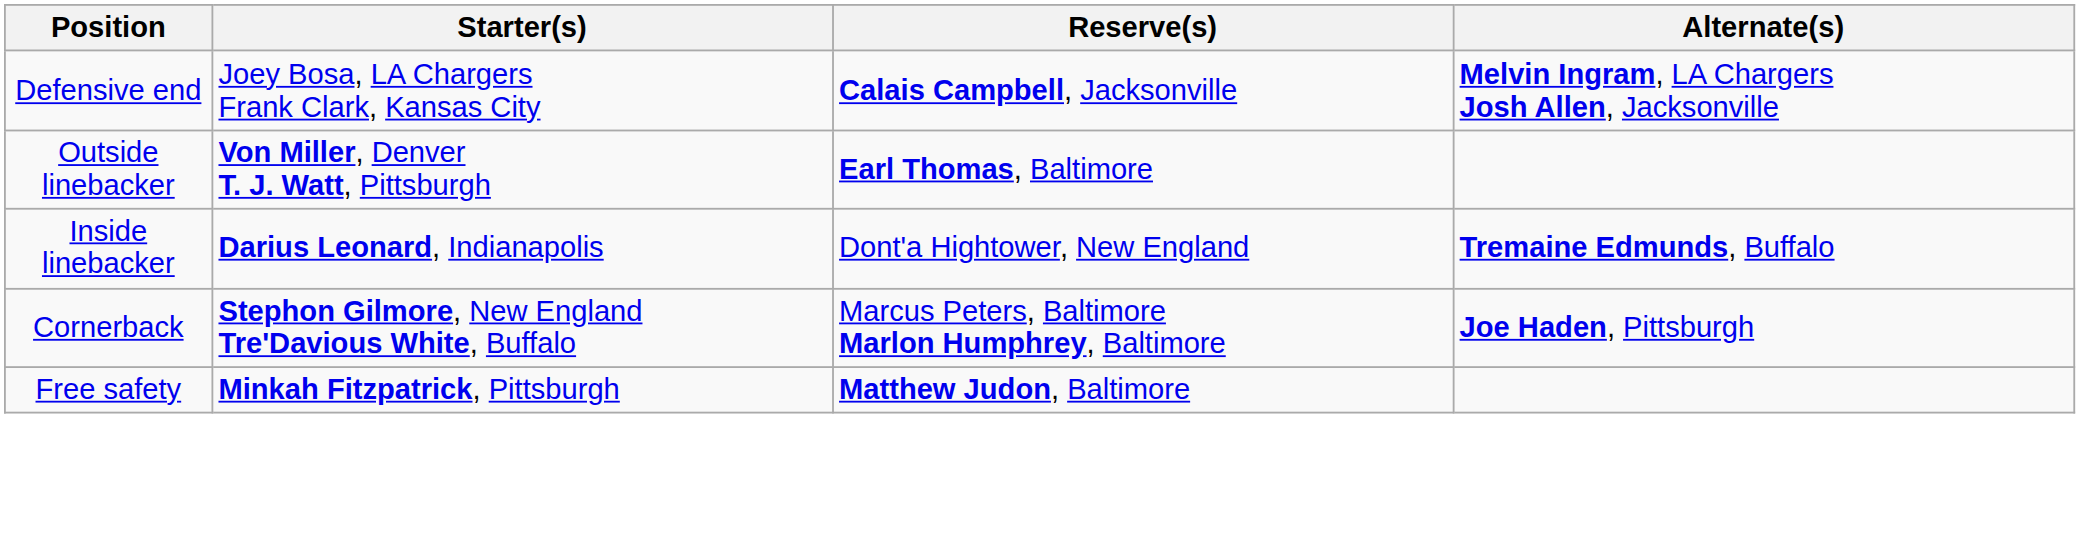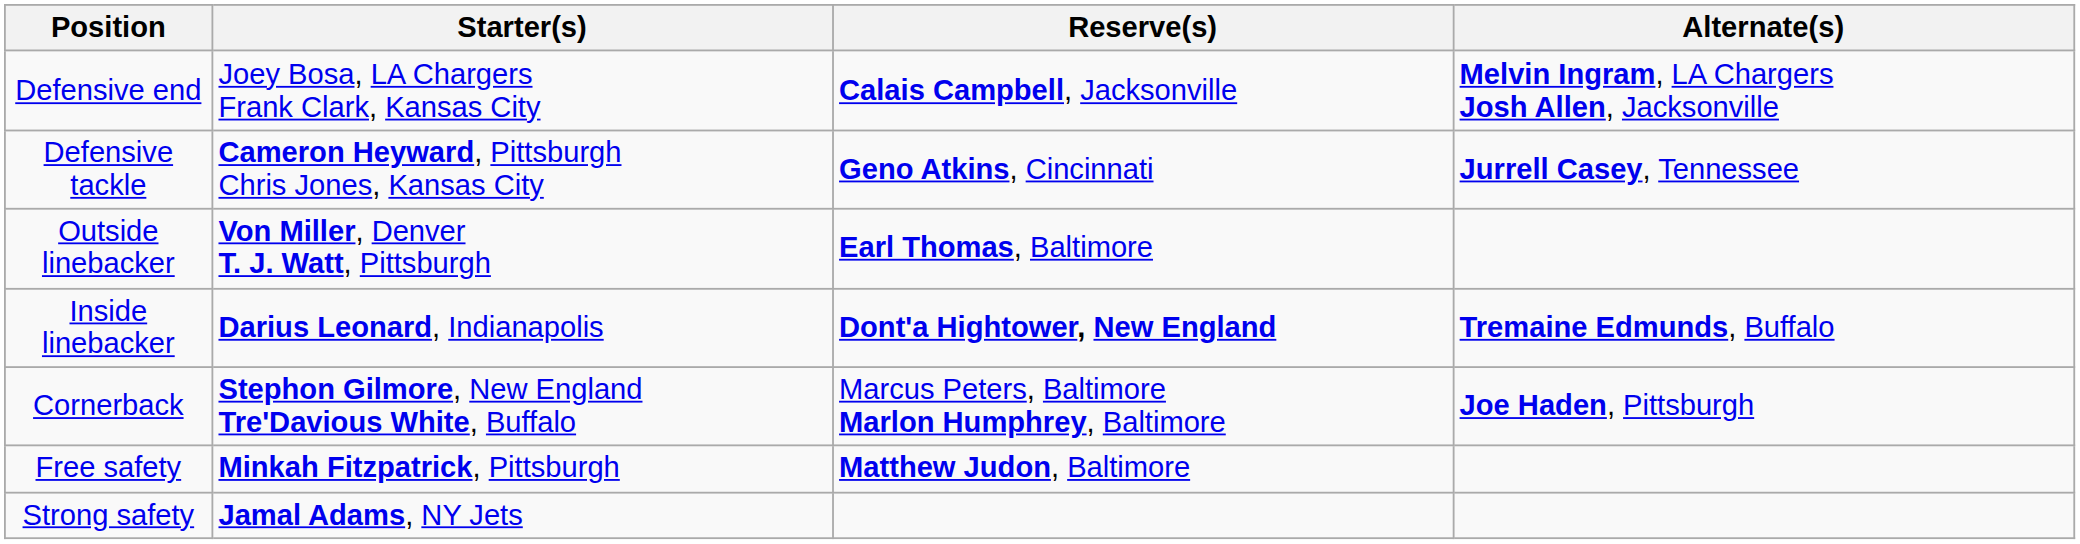+ row: (108, 169)
(1044, 248) normal -> (1058, 326) bold
+ row: (108, 514)
